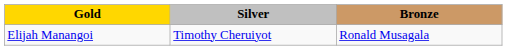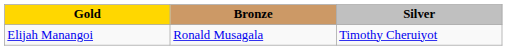columns swapped: (253, 14) <-> (419, 14)
